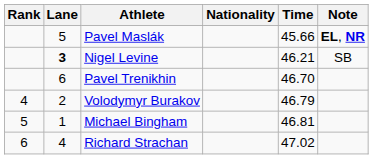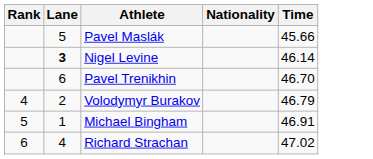- column: (343, 15)
(298, 57) 46.21 -> (298, 57) 46.14
(298, 121) 46.81 -> (298, 121) 46.91
